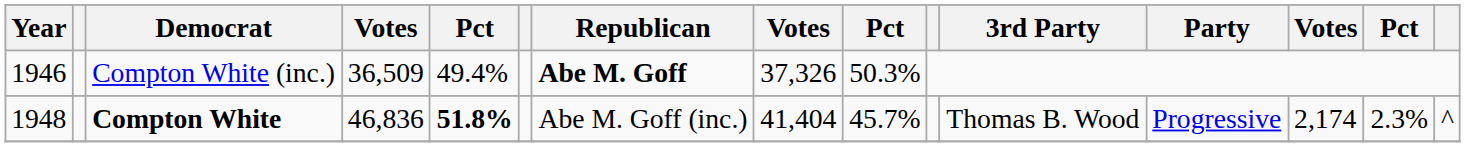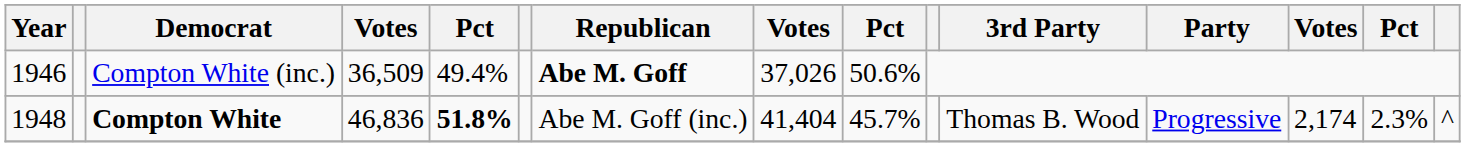(798, 72) 37,326 -> (798, 72) 37,026
(885, 72) 50.3% -> (885, 72) 50.6%
